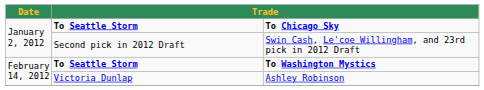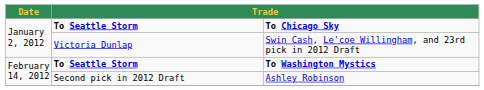(119, 45) Second pick in 2012 Draft -> (93, 45) Victoria Dunlap
(93, 78) Victoria Dunlap -> (119, 78) Second pick in 2012 Draft
